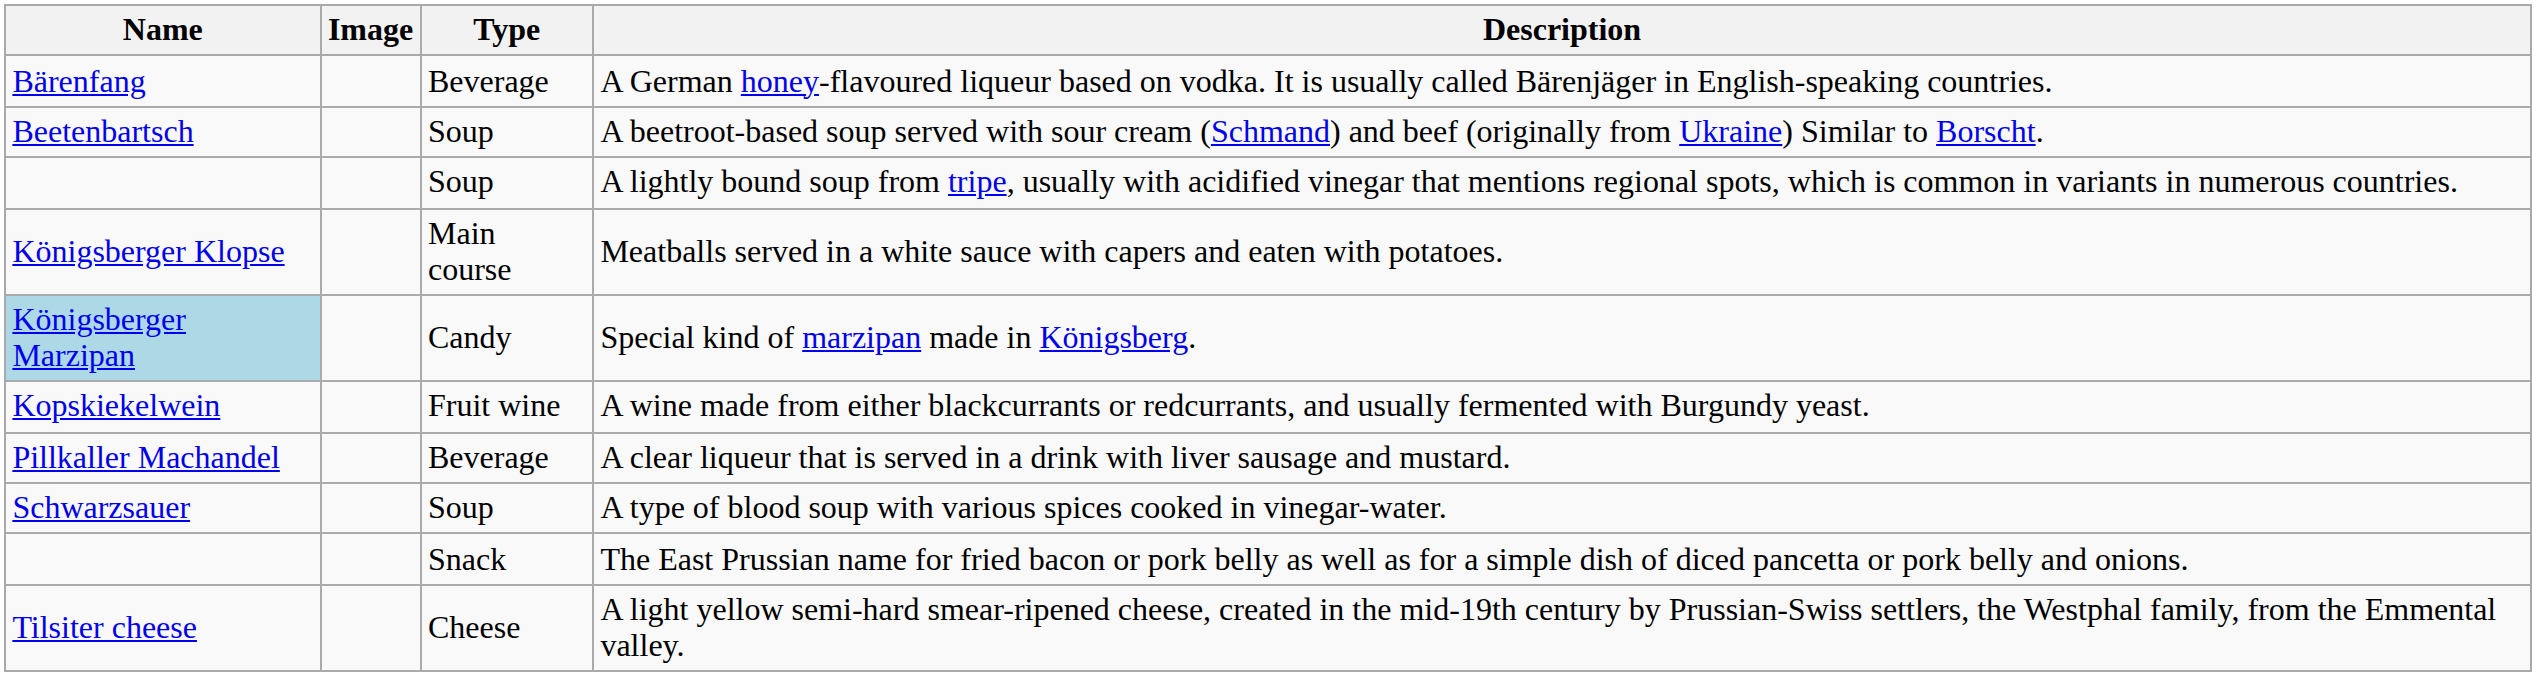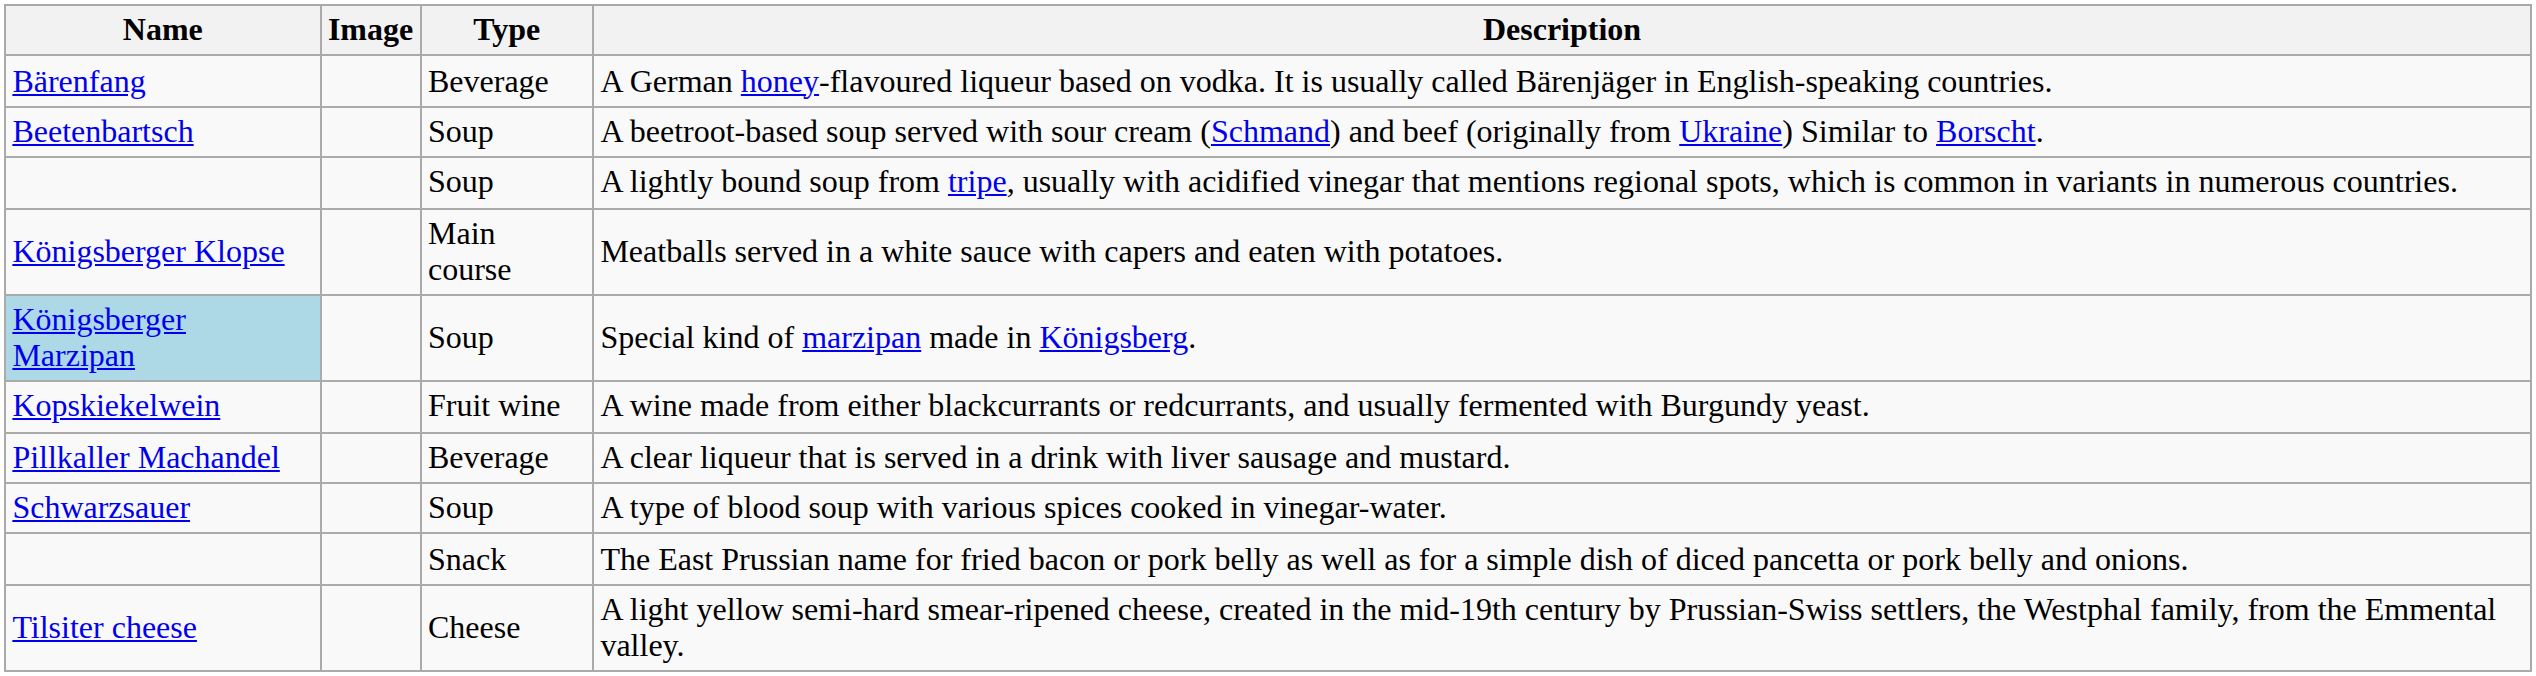(470, 337) Candy -> (461, 337) Soup
